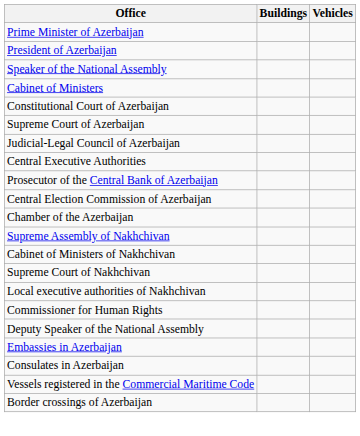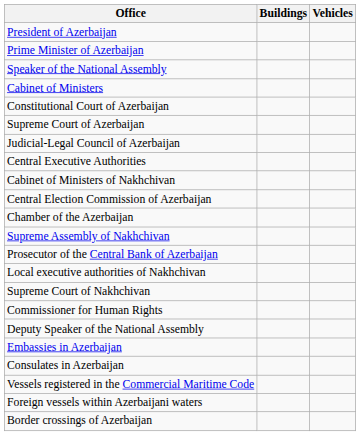rows swapped: (62, 50) <-> (75, 32)
rows swapped: (112, 180) <-> (91, 254)
rows swapped: (79, 273) <-> (106, 291)
+ row: (105, 402)
